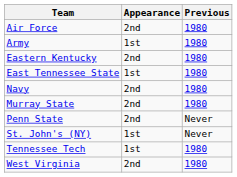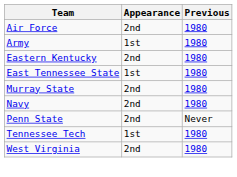rows swapped: (18, 88) <-> (40, 104)
- row: (49, 134)
